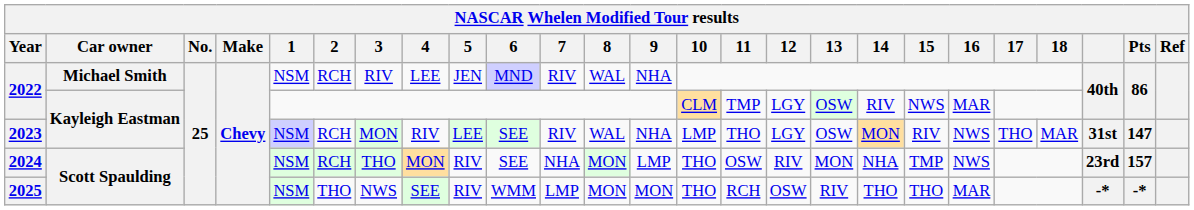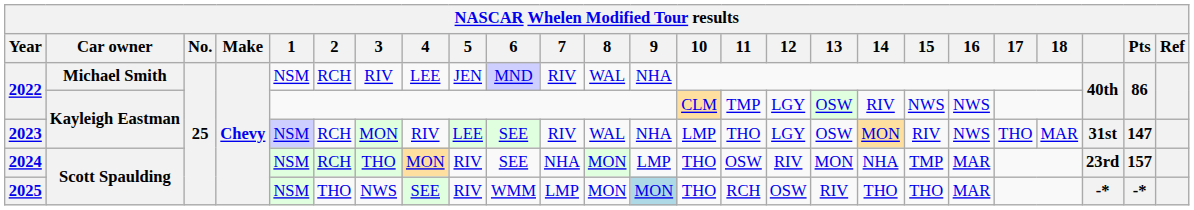(972, 104) MAR -> (971, 104) NWS
(971, 162) NWS -> (972, 162) MAR
(654, 190) no background -> (654, 190) lightblue background
